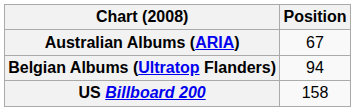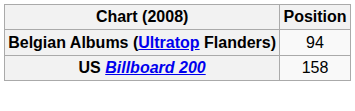- row: (142, 42)
